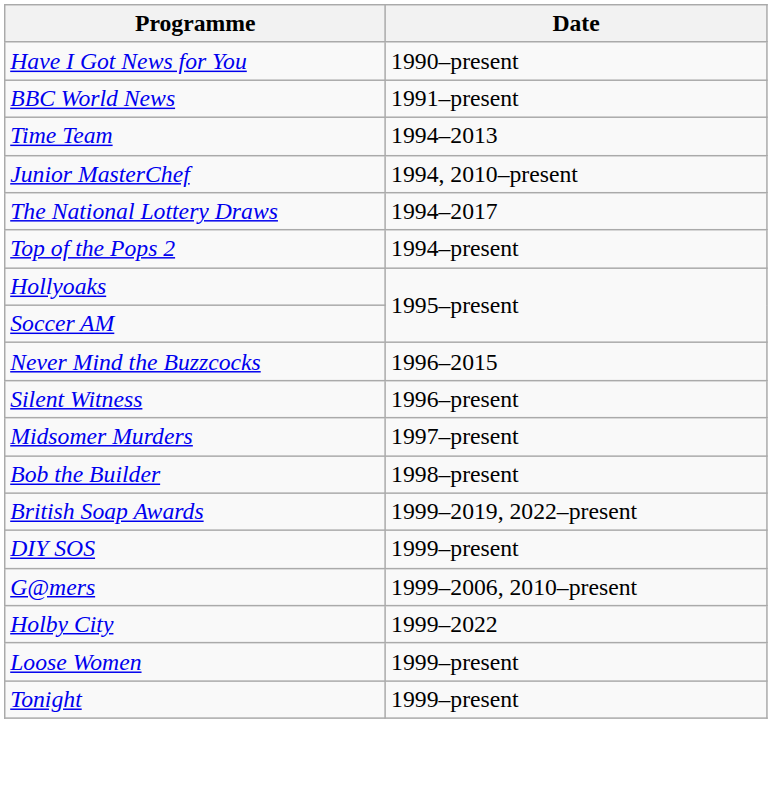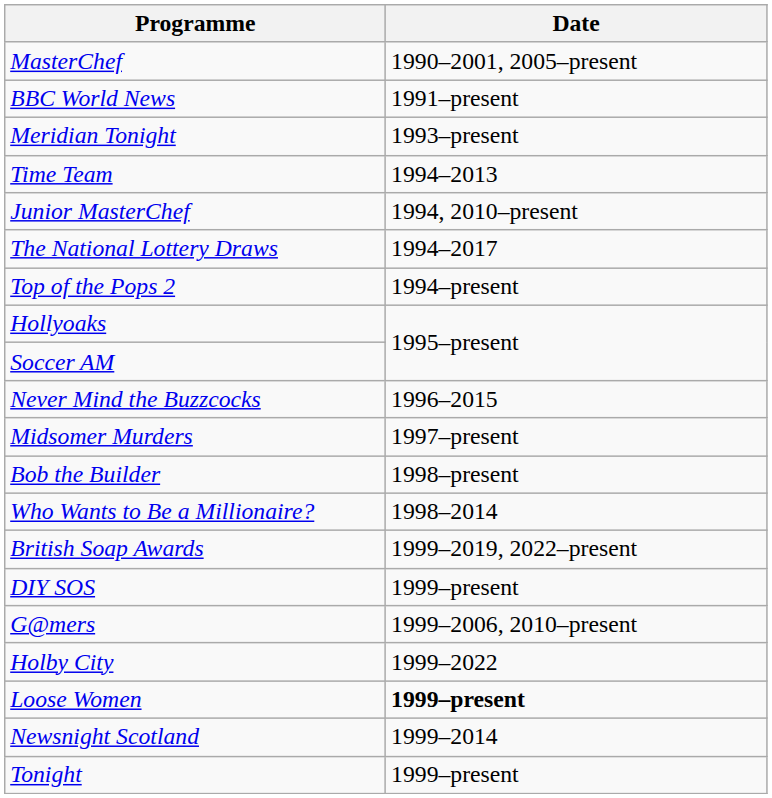- row: (128, 60)
+ row: (66, 60)
+ row: (93, 135)
- row: (76, 398)
+ row: (162, 511)
(455, 661) normal -> (458, 699) bold
+ row: (105, 736)
